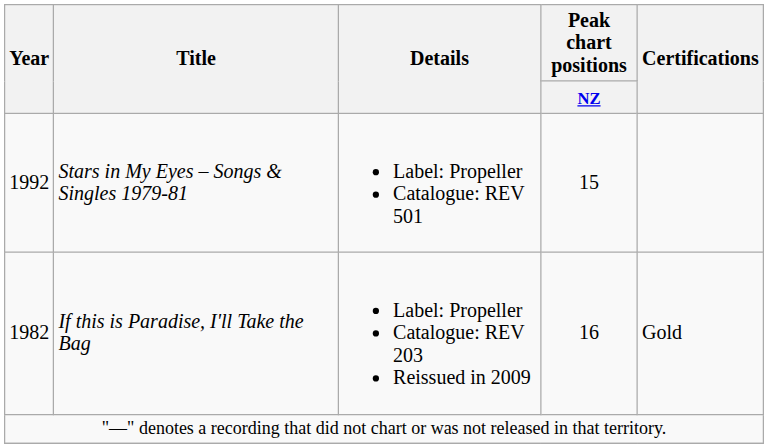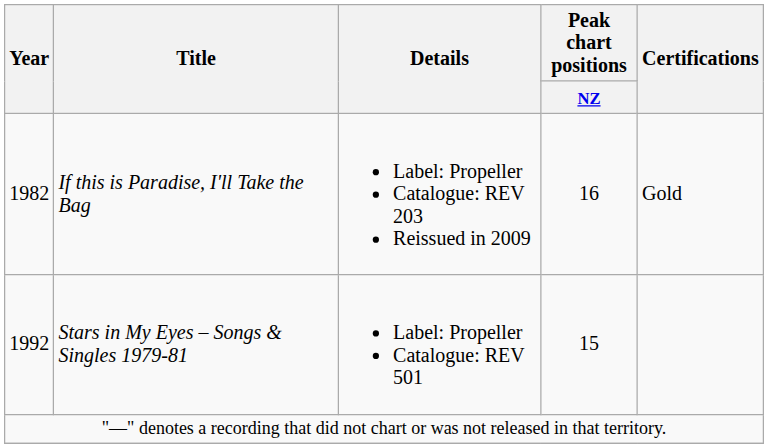rows swapped: (181, 333) <-> (170, 182)
